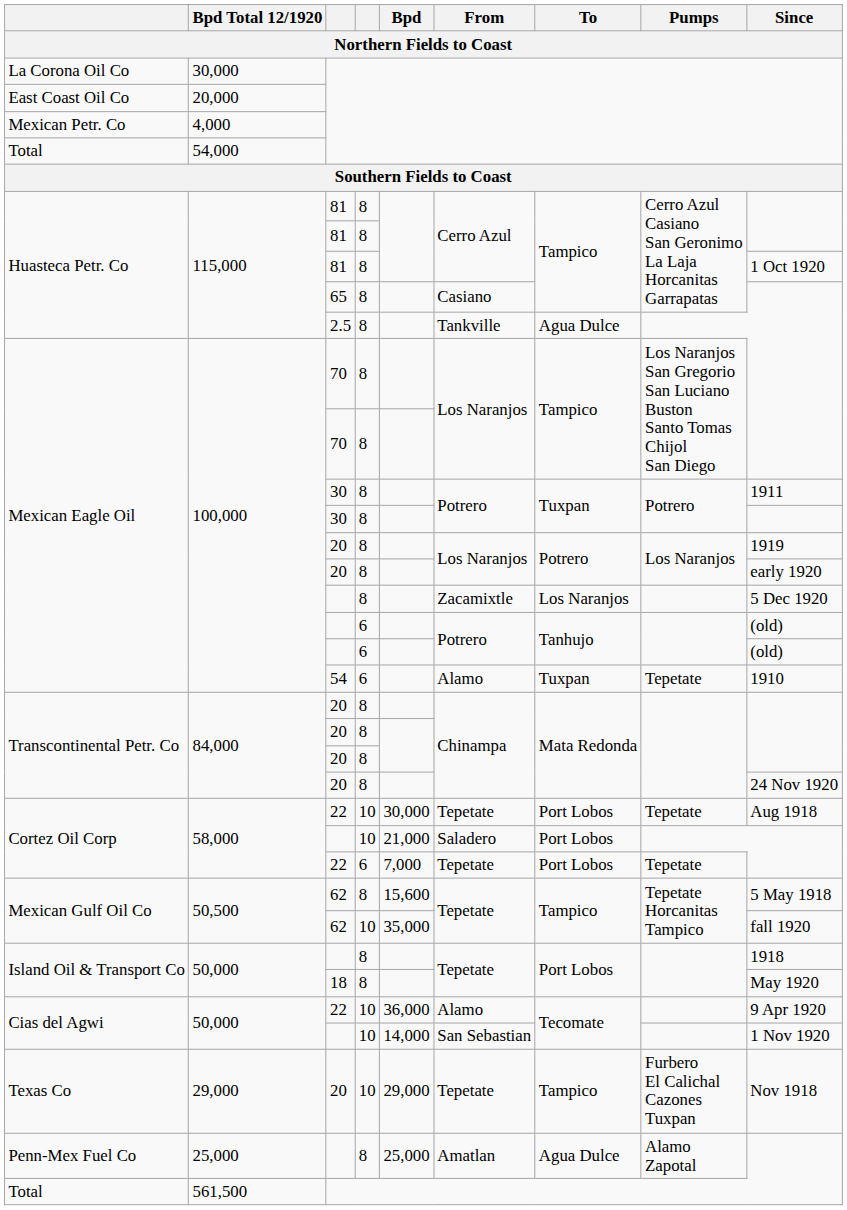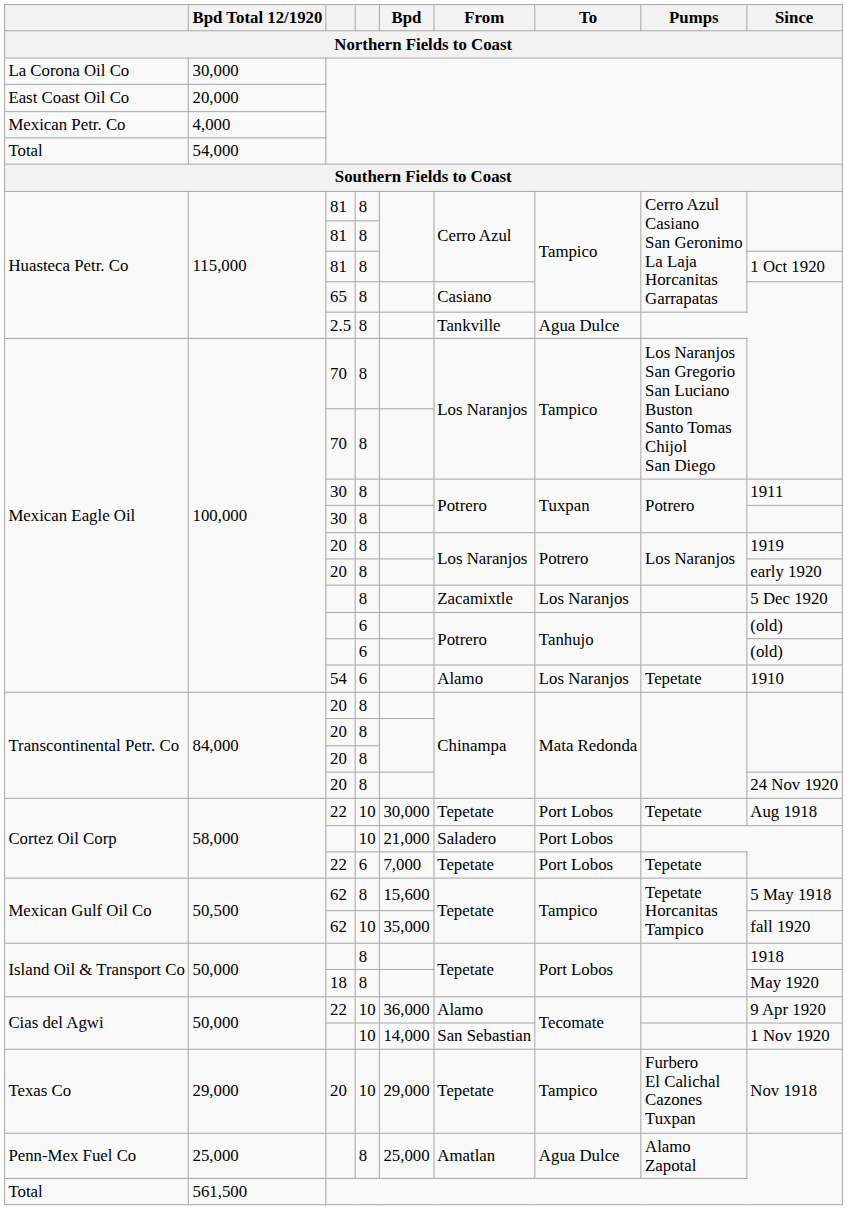(564, 678) Tuxpan -> (584, 678) Los Naranjos
